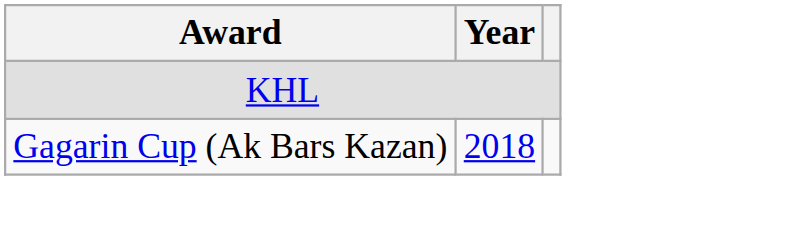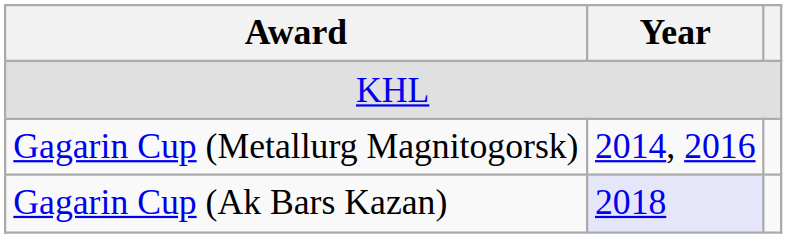+ row: (296, 145)
(499, 145) no background -> (631, 202) lavender background
